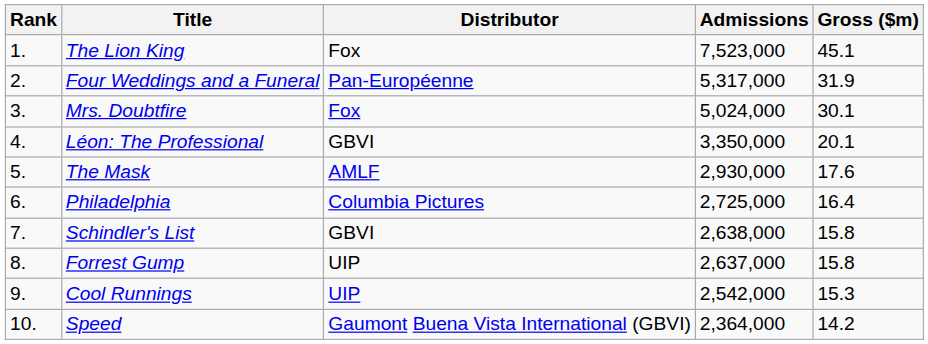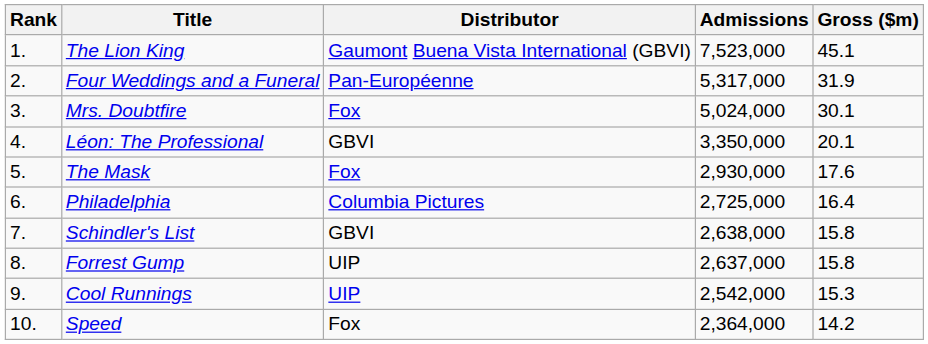(344, 50) Fox -> (510, 50) Gaumont Buena Vista International (GBVI)
(354, 171) AMLF -> (344, 171) Fox
(510, 324) Gaumont Buena Vista International (GBVI) -> (344, 324) Fox
